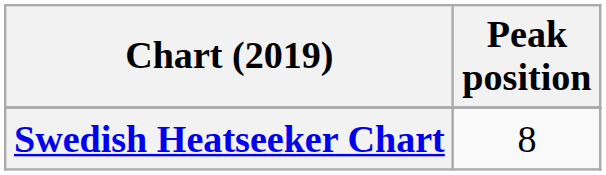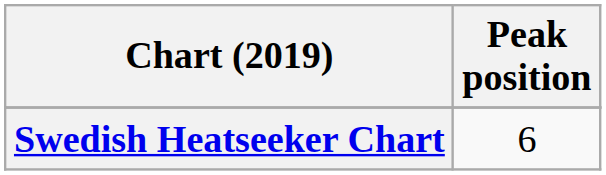(527, 137) 8 -> (527, 137) 6
